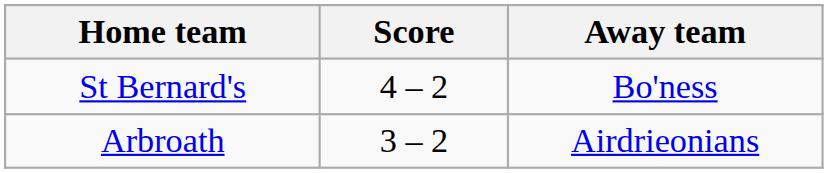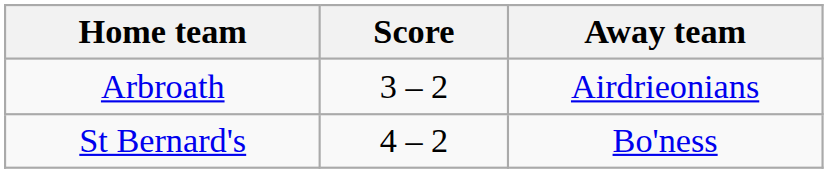rows swapped: (163, 140) <-> (163, 85)
